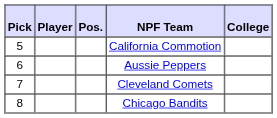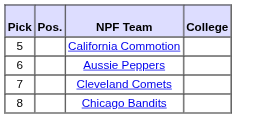- column: (55, 27)
